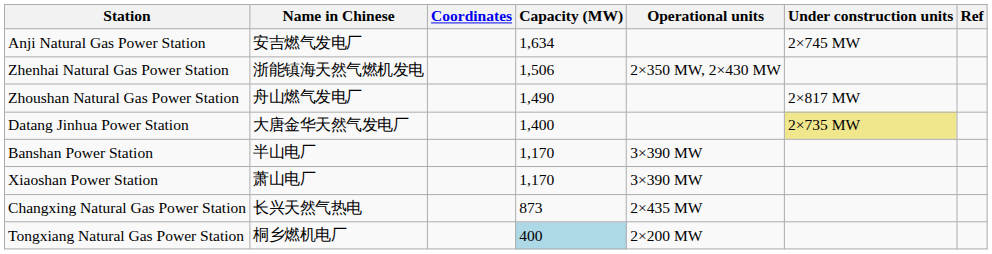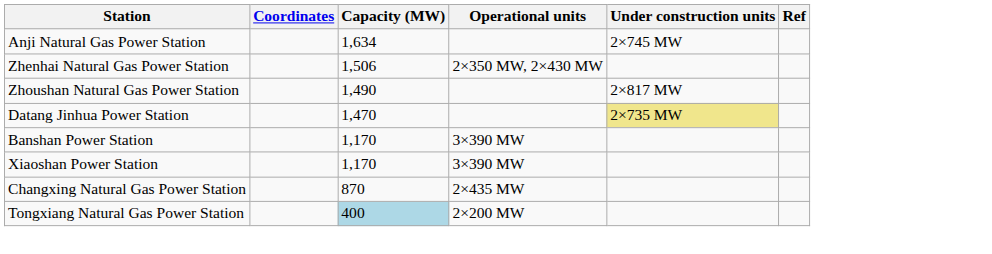- column: (339, 16)
(537, 125) 1,400 -> (359, 115) 1,470
(531, 208) 873 -> (353, 189) 870
